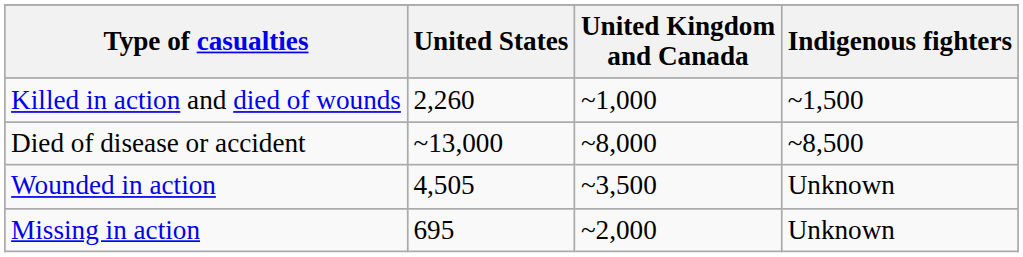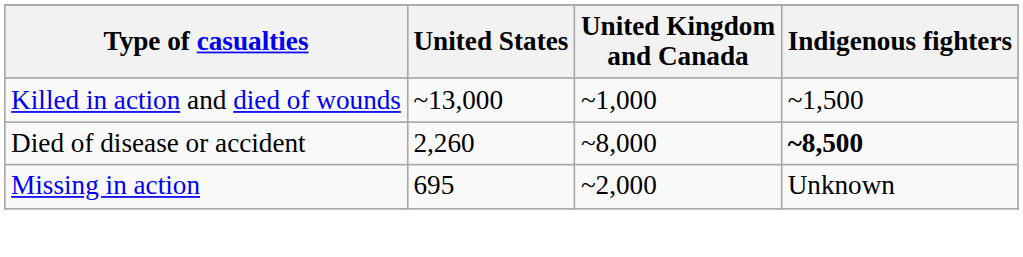(444, 99) 2,260 -> (458, 99) ~13,000
(458, 142) ~13,000 -> (444, 142) 2,260
(826, 142) normal -> (825, 142) bold
- row: (114, 186)
